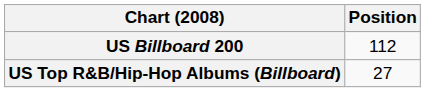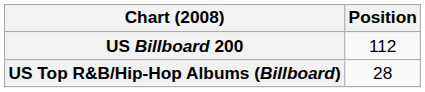(383, 73) 27 -> (383, 73) 28
